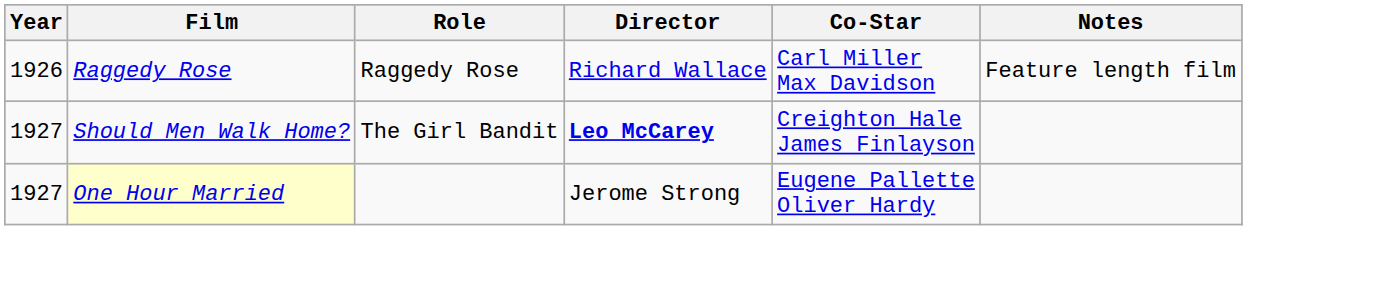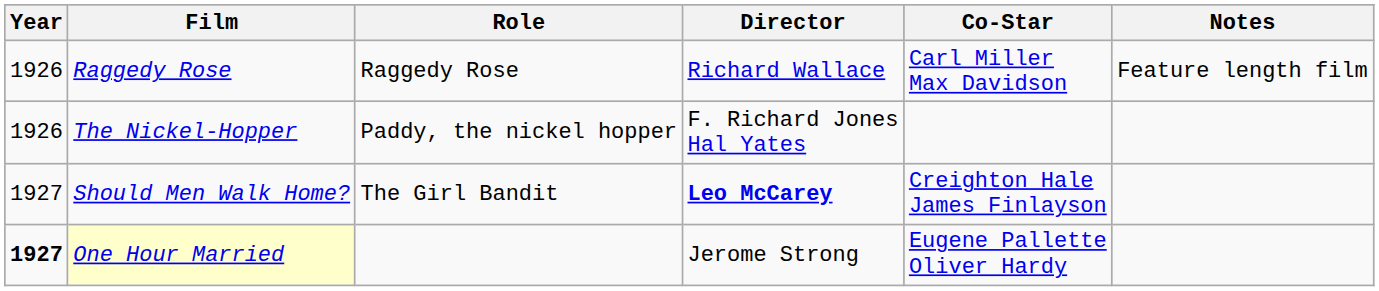+ row: (185, 132)
(36, 194) normal -> (36, 255) bold
